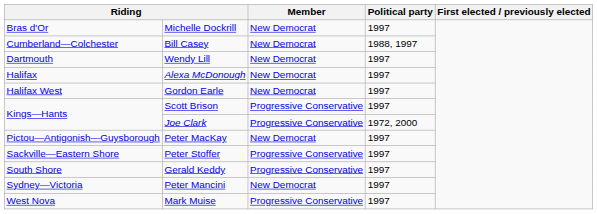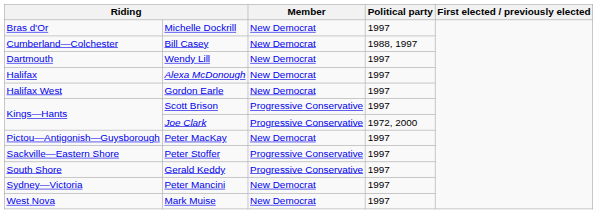(307, 201) Progressive Conservative -> (283, 201) New Democrat
